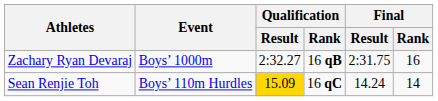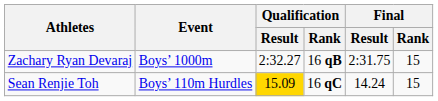(413, 61) 16 -> (413, 61) 15
(413, 84) 14 -> (413, 84) 15
